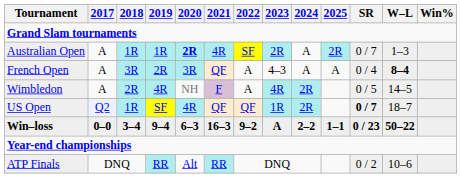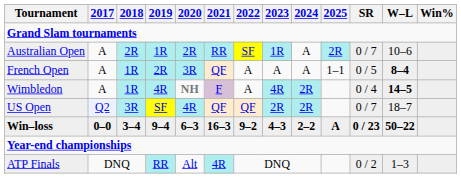(131, 51) 1R -> (131, 51) 2R
(190, 51) bold -> (190, 51) normal
(219, 51) 4R -> (219, 51) RR
(277, 51) 2R -> (277, 51) 1R
(400, 51) 1–3 -> (400, 51) 10–6
(131, 70) 3R -> (131, 70) 1R
(277, 70) 4–3 -> (277, 70) A
(335, 70) A -> (335, 70) 1–1
(366, 70) 0 / 4 -> (366, 70) 0 / 5
(131, 88) 2R -> (131, 88) 1R
(190, 88) normal -> (190, 88) bold
(366, 88) 0 / 5 -> (366, 88) 0 / 4
(400, 88) normal -> (400, 88) bold
(131, 107) 1R -> (131, 107) 3R
(277, 107) 1R -> (277, 107) 2R
(366, 107) bold -> (366, 107) normal
(277, 126) A -> (277, 126) 4–3
(335, 126) 1–1 -> (335, 126) A
(219, 164) RR -> (219, 164) 4R
(400, 164) 10–6 -> (400, 164) 1–3
